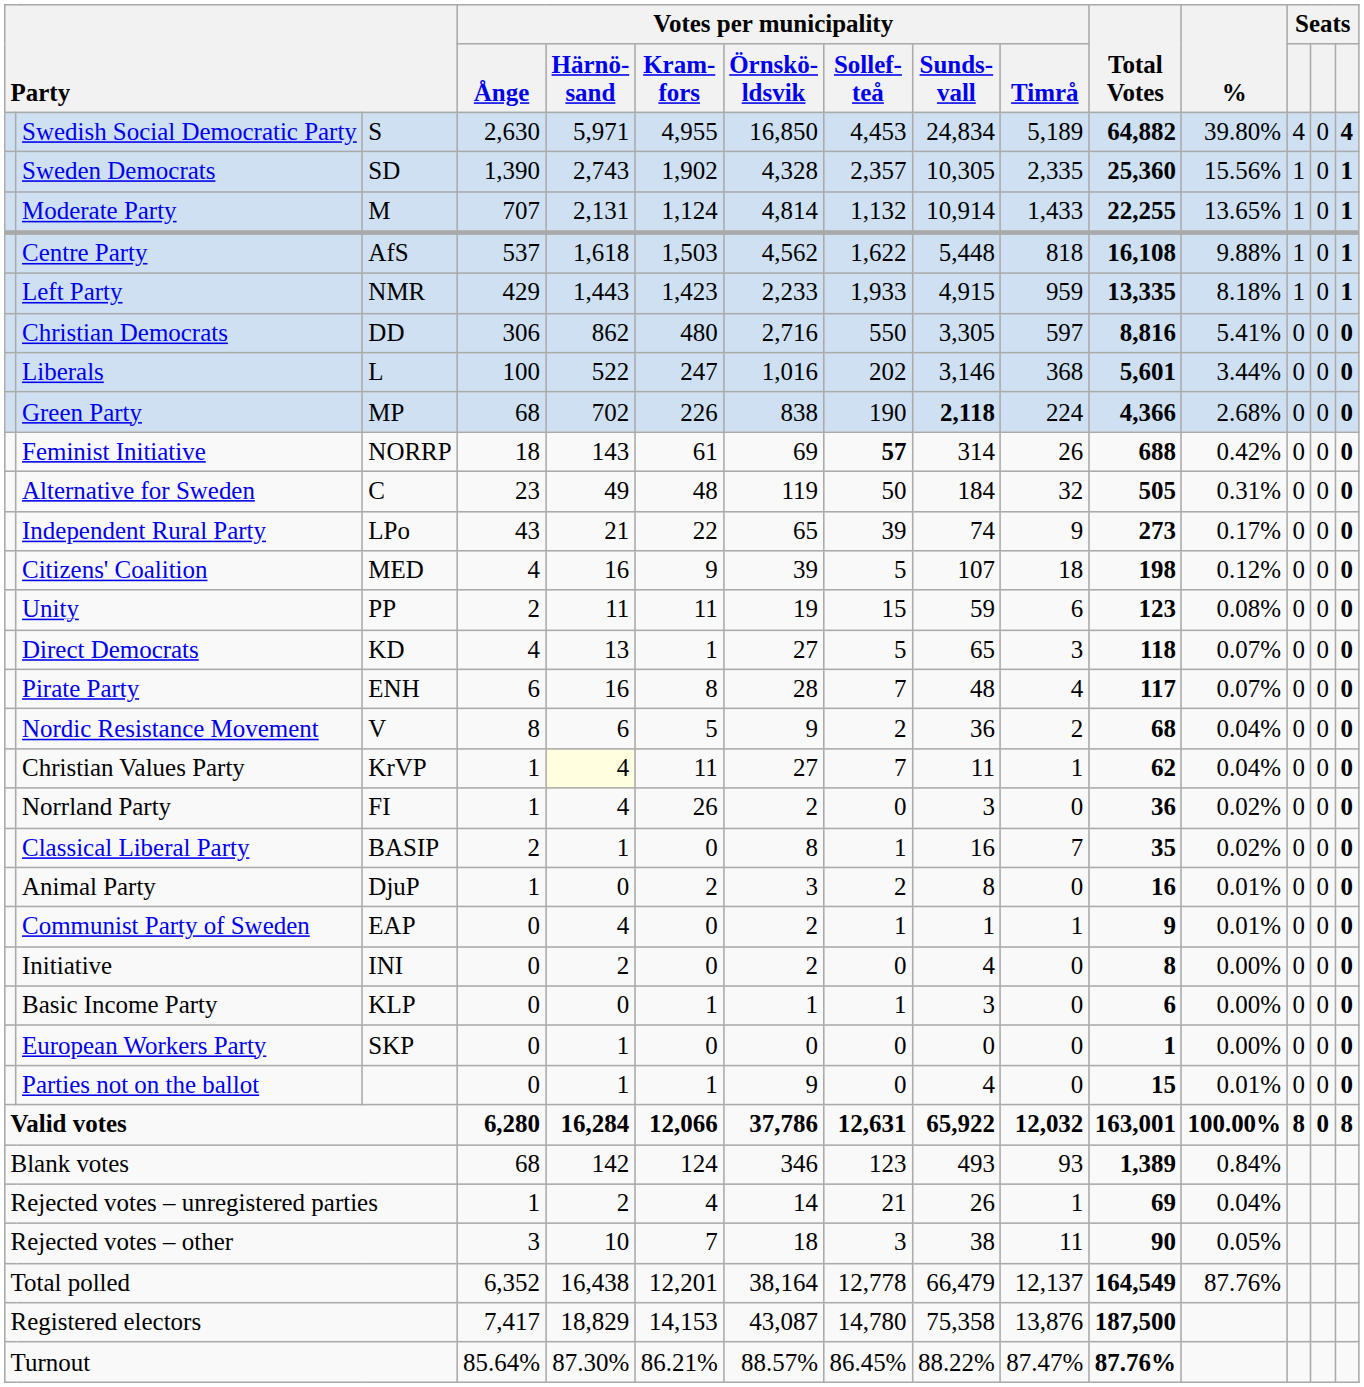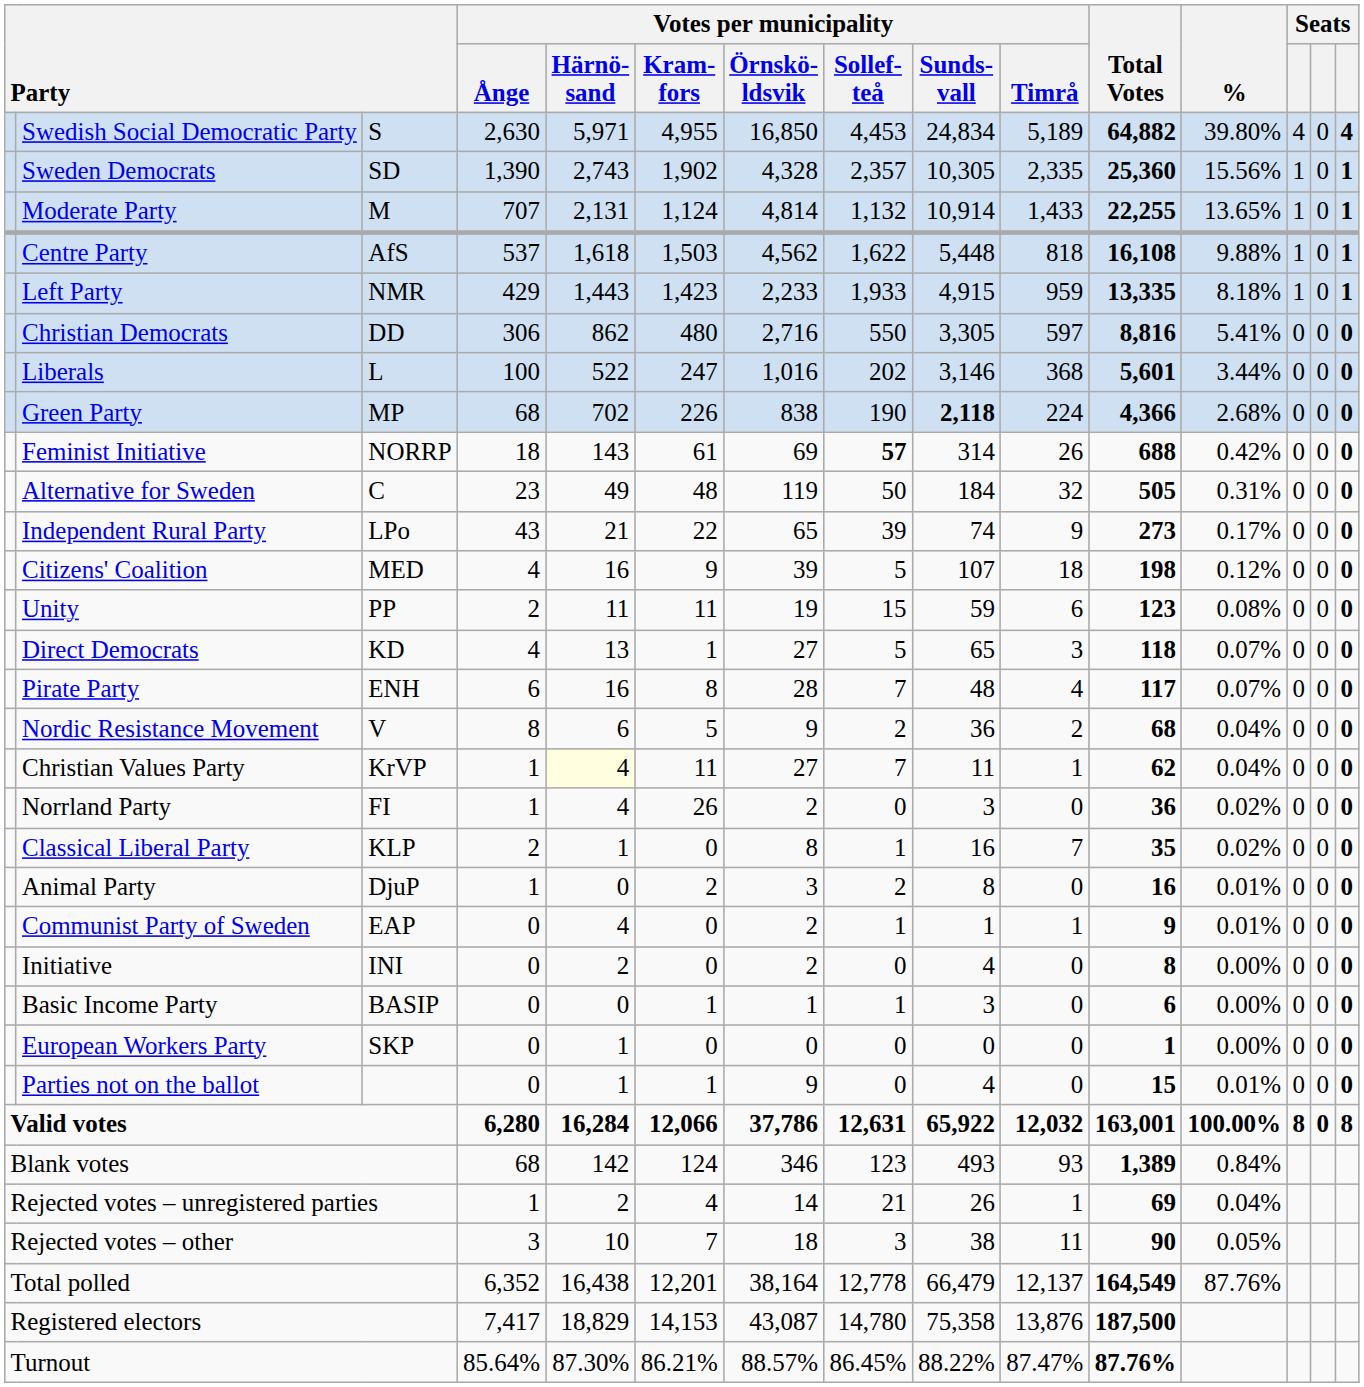(404, 847) BASIP -> (392, 847) KLP
(392, 1005) KLP -> (404, 1005) BASIP
